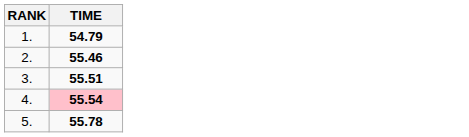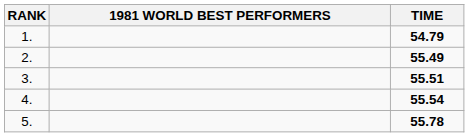+ column: (220, 15)
(86, 58) 55.46 -> (427, 58) 55.49
(86, 100) pink background -> (427, 100) no background
